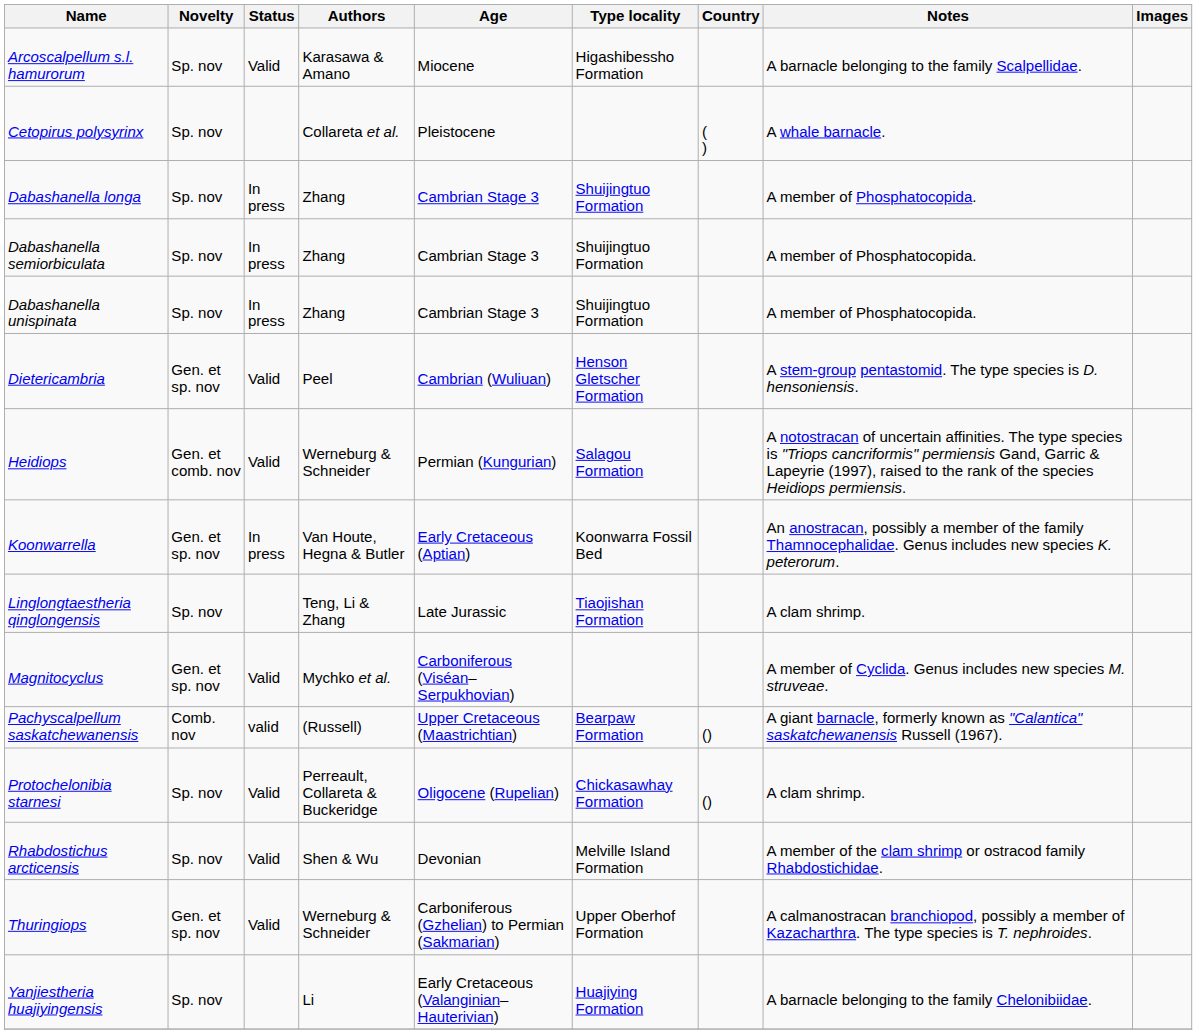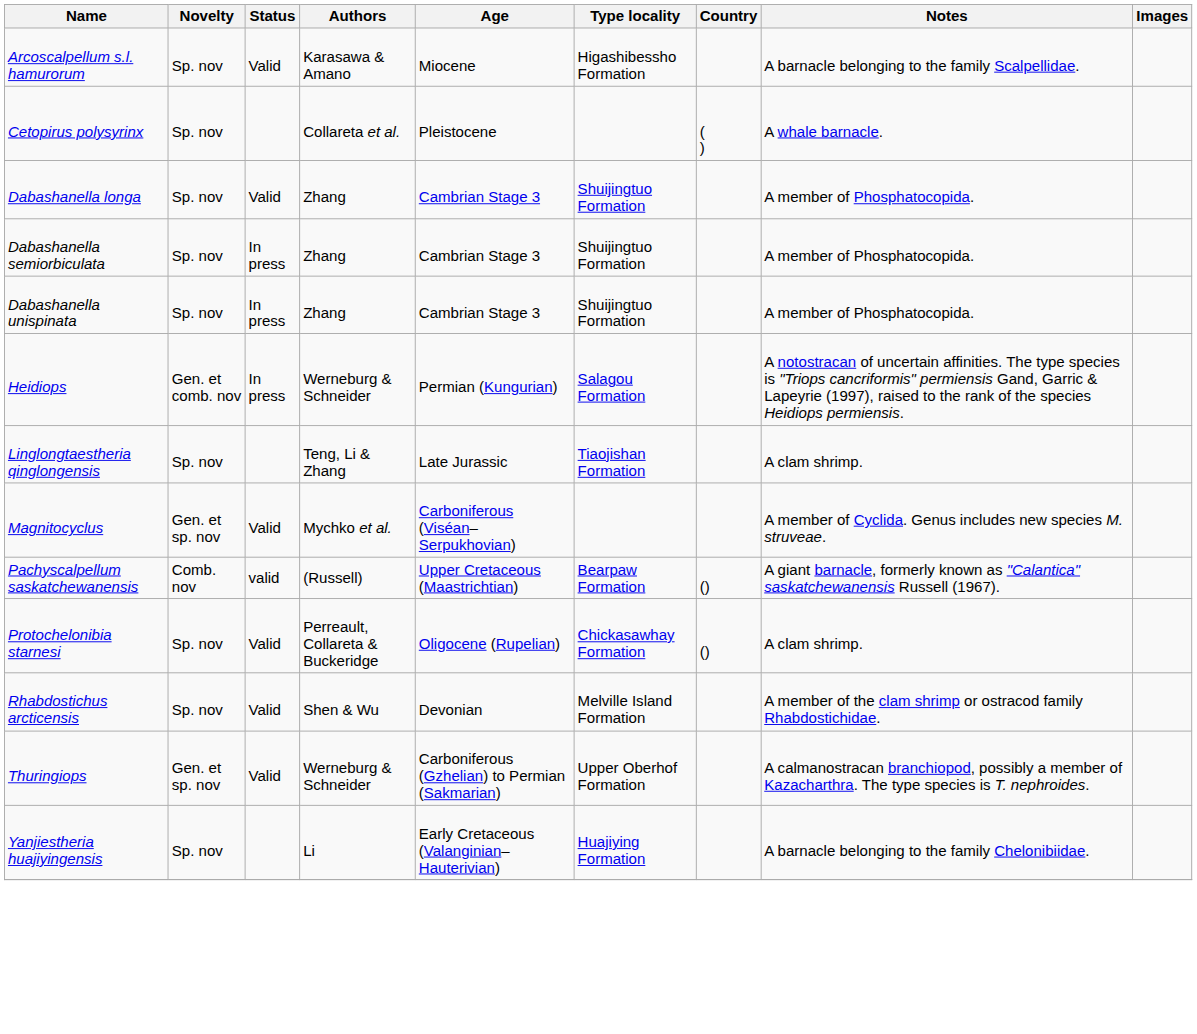(266, 197) In press -> (265, 197) Valid
- row: (56, 379)
(264, 462) Valid -> (267, 387) In press
- row: (52, 545)
